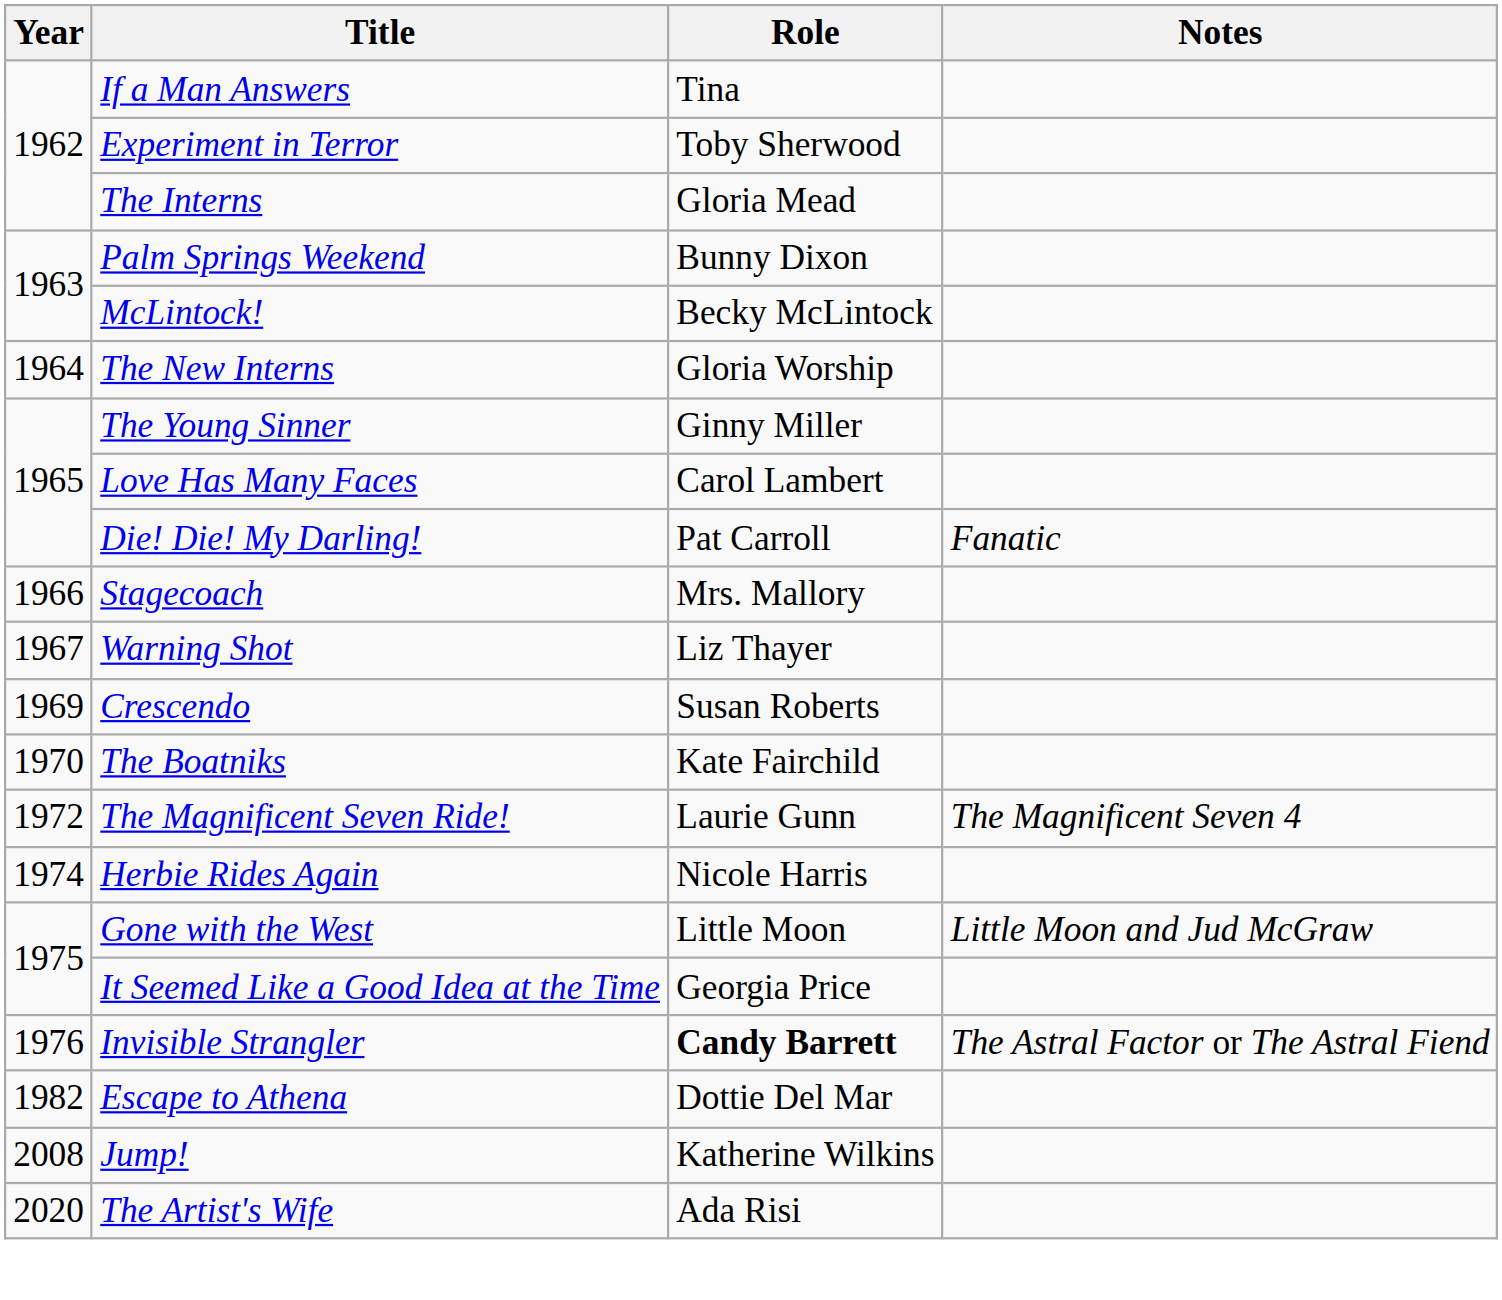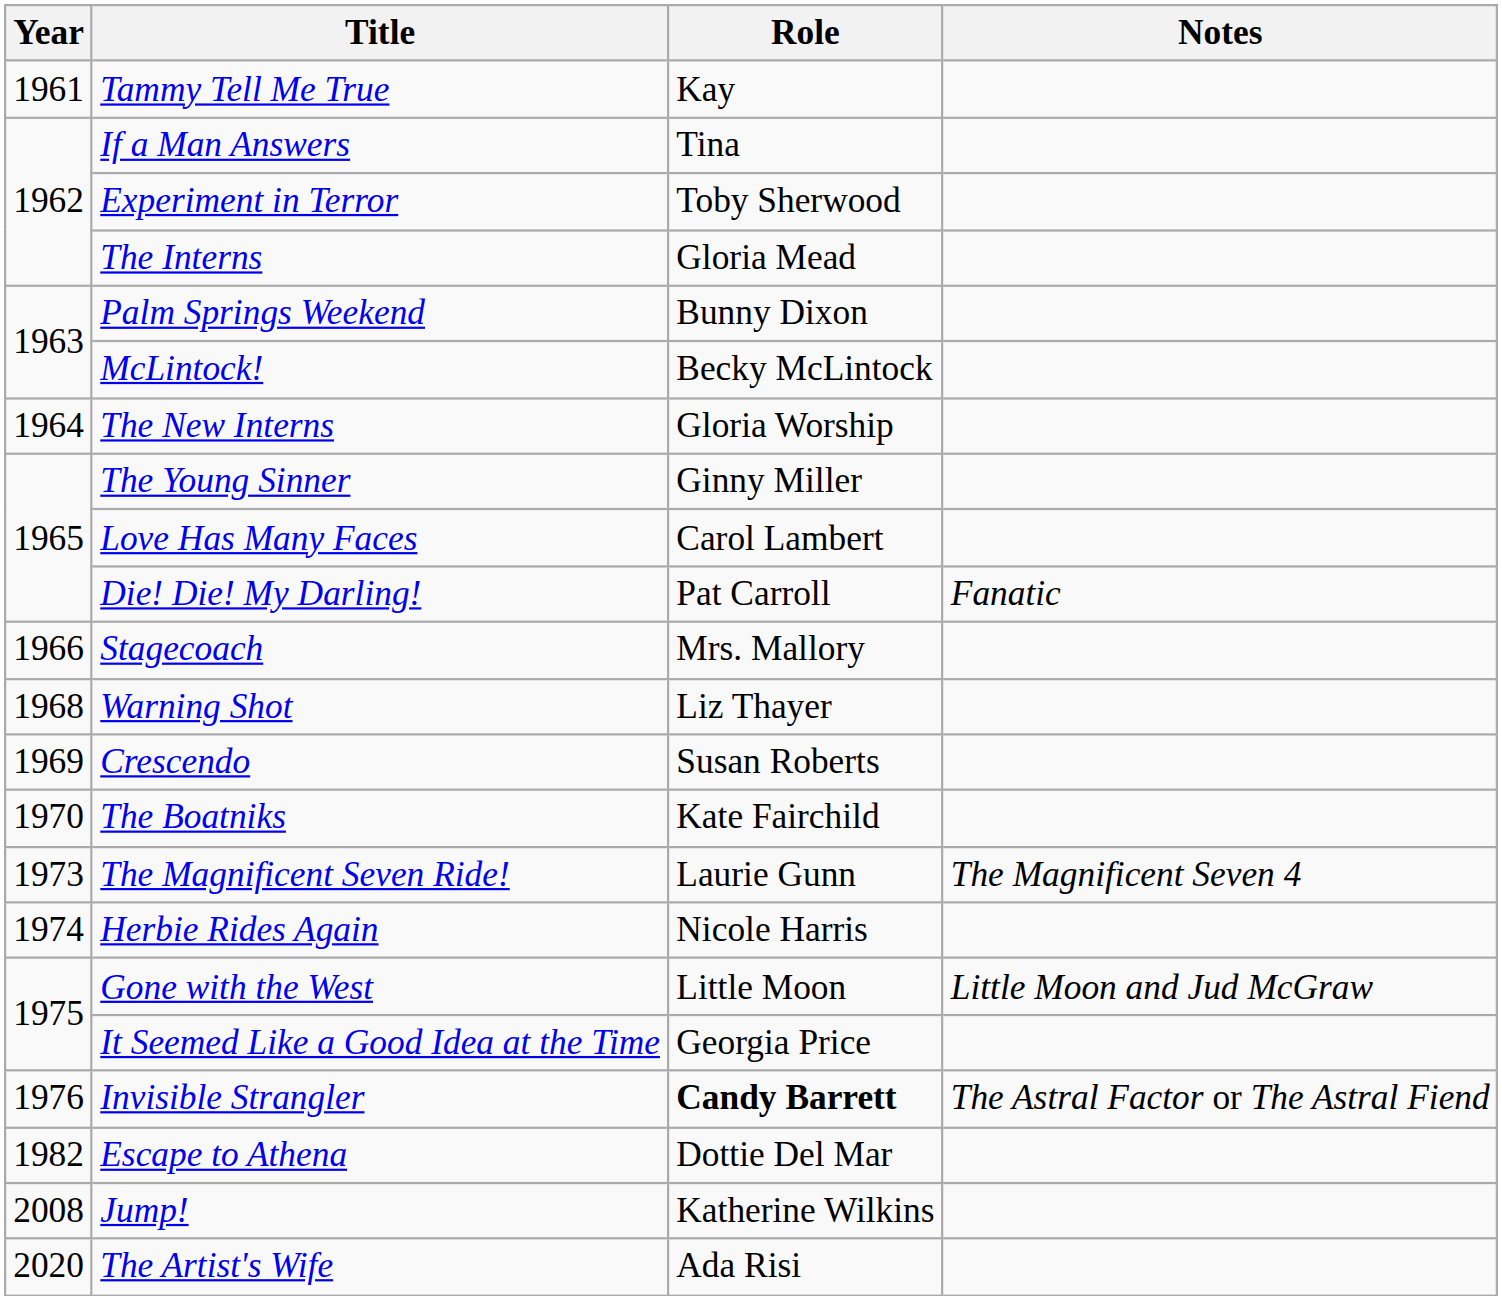+ row: (245, 88)
(49, 649) 1967 -> (49, 705) 1968
(49, 817) 1972 -> (49, 873) 1973
